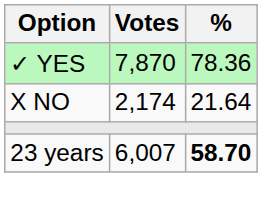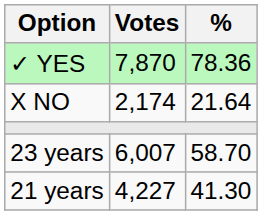(221, 152) bold -> (221, 152) normal
+ row: (57, 190)
